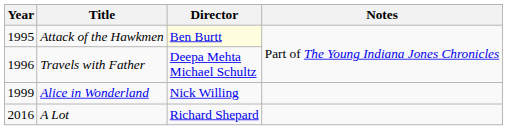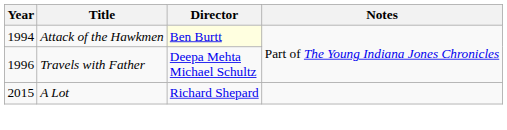(21, 36) 1995 -> (21, 36) 1994
- row: (95, 93)
(21, 114) 2016 -> (21, 93) 2015
